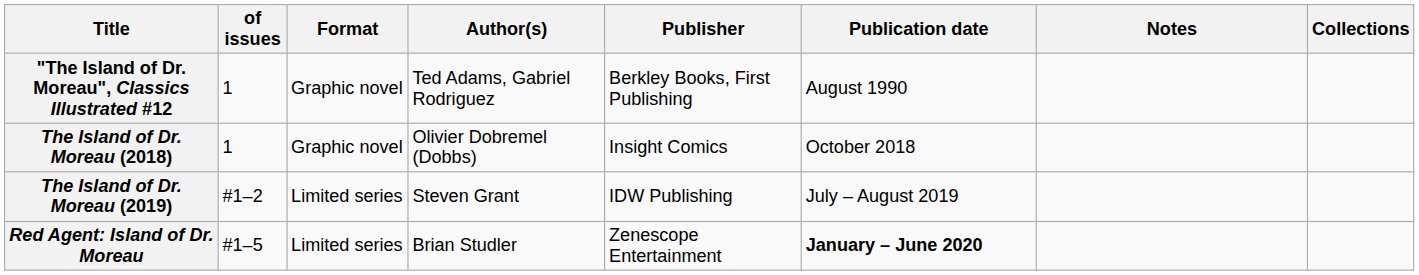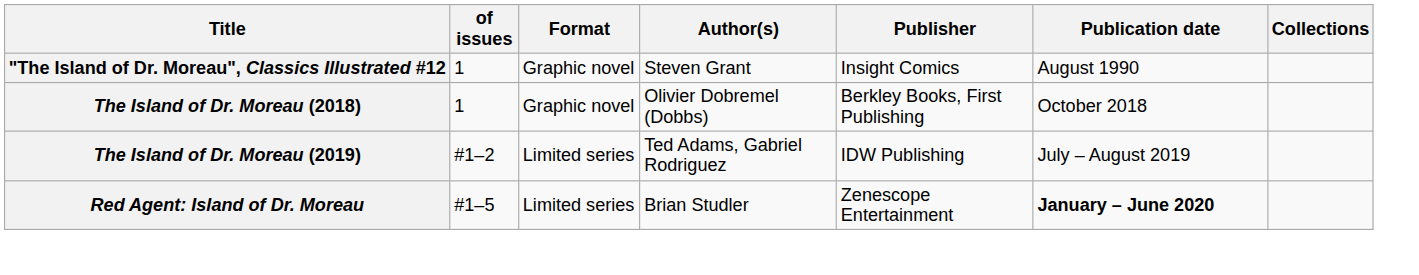- column: (1172, 29)
(491, 88) Ted Adams, Gabriel Rodriguez -> (697, 67) Steven Grant
(689, 88) Berkley Books, First Publishing -> (900, 67) Insight Comics
(668, 147) Insight Comics -> (921, 106) Berkley Books, First Publishing
(466, 196) Steven Grant -> (723, 155) Ted Adams, Gabriel Rodriguez
